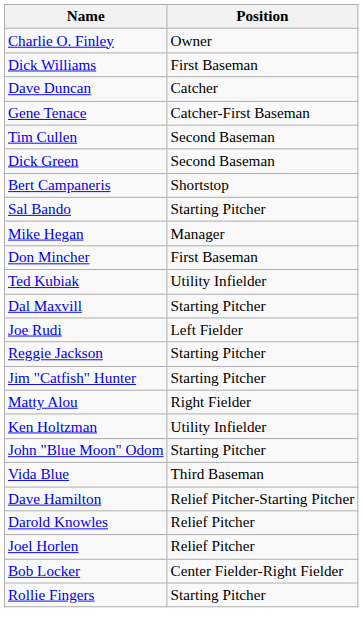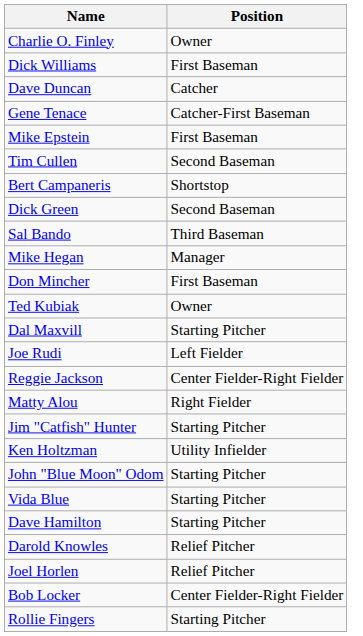+ row: (49, 137)
rows swapped: (43, 161) <-> (59, 185)
(218, 209) Starting Pitcher -> (217, 233) Third Baseman
(218, 281) Utility Infielder -> (191, 305) Owner
(218, 354) Starting Pitcher -> (257, 378) Center Fielder-Right Fielder
rows swapped: (43, 402) <-> (72, 378)
(217, 474) Third Baseman -> (218, 498) Starting Pitcher
(262, 498) Relief Pitcher-Starting Pitcher -> (218, 522) Starting Pitcher
